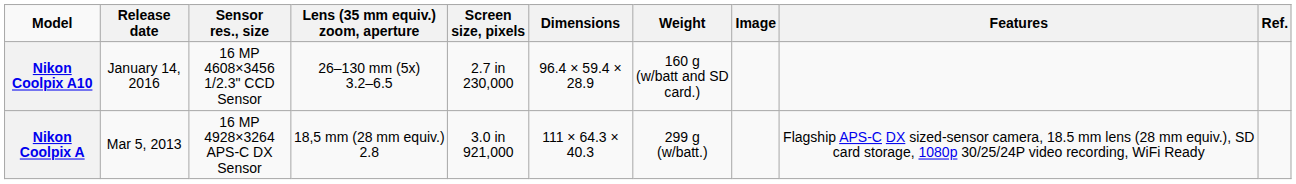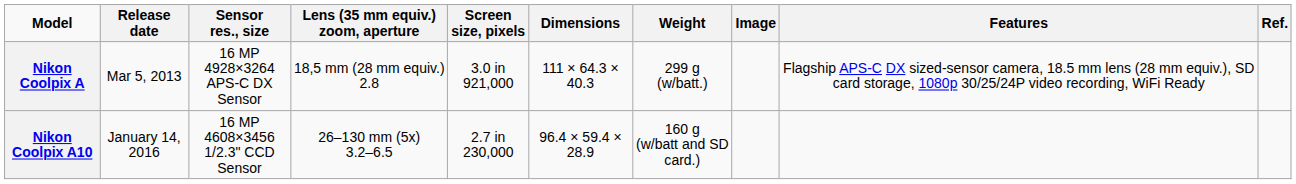rows swapped: (52, 144) <-> (52, 76)
